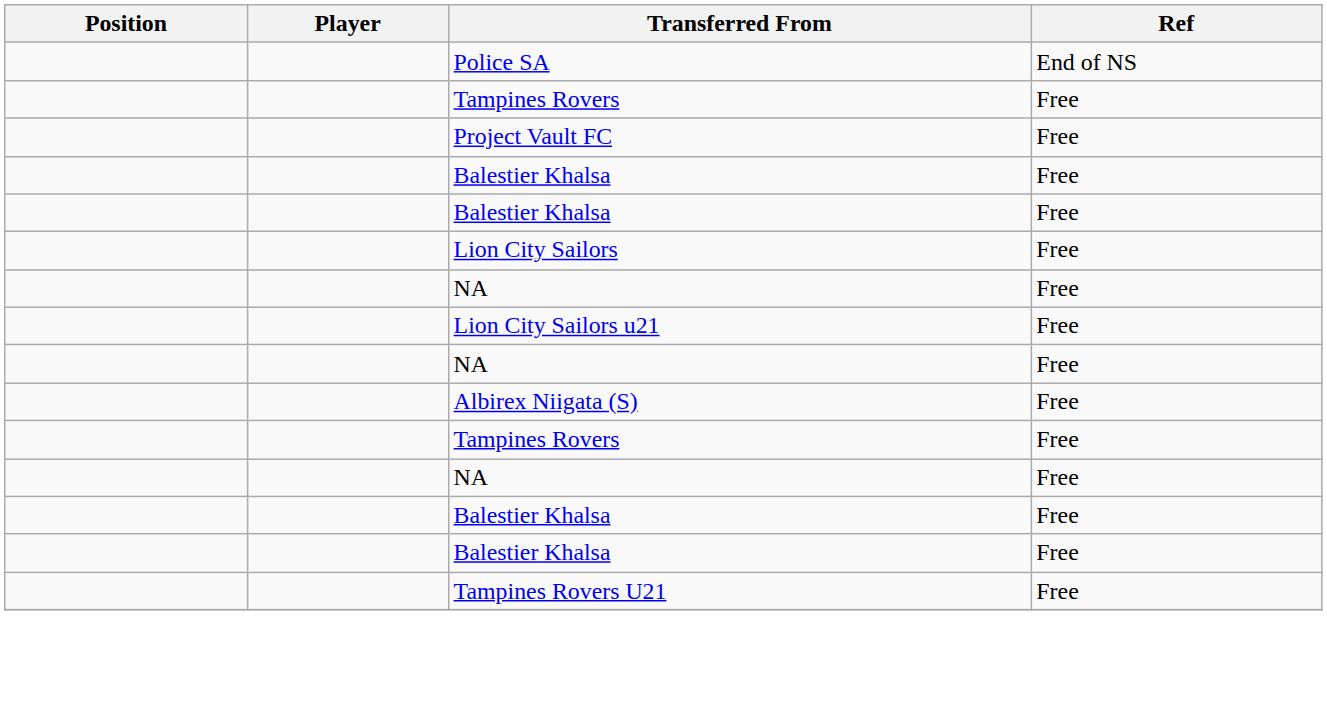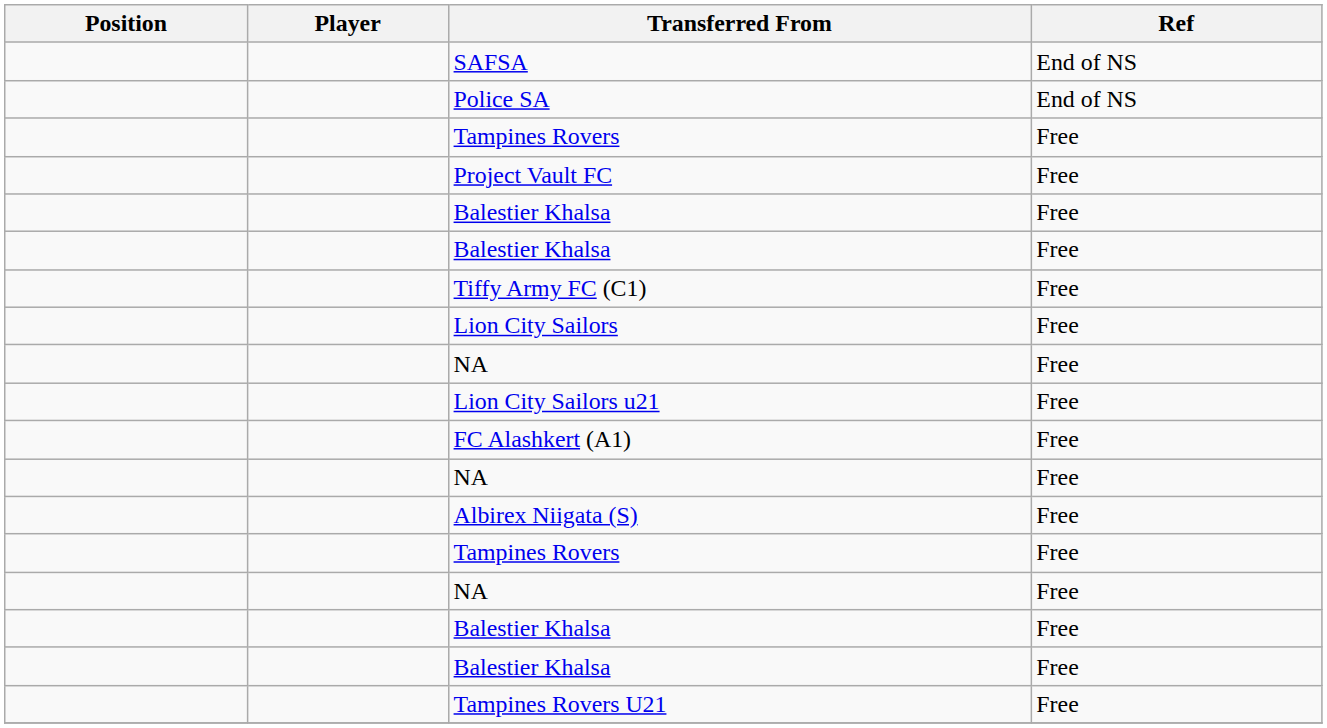+ row: (491, 61)
+ row: (550, 288)
+ row: (542, 439)
